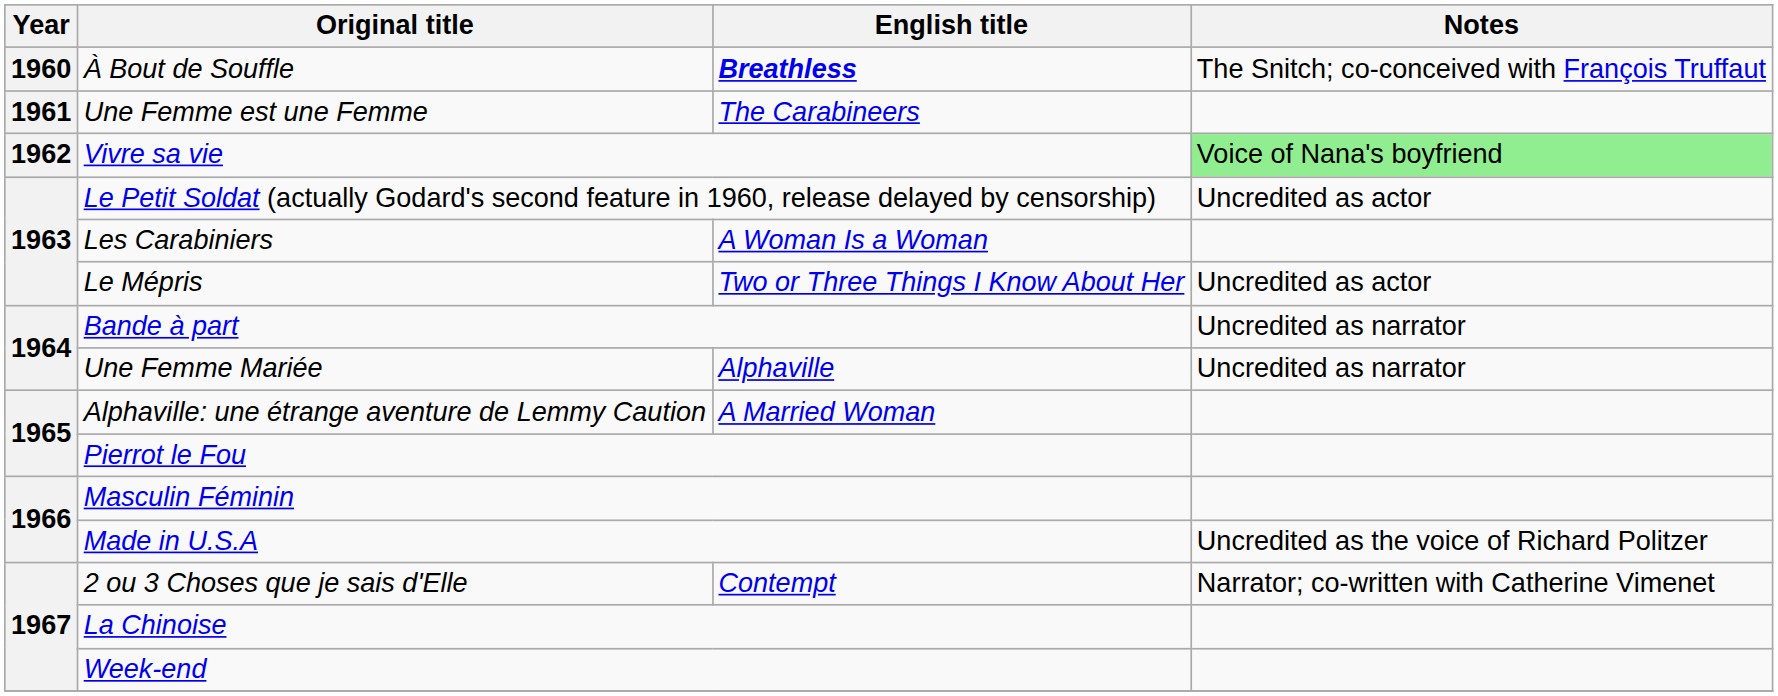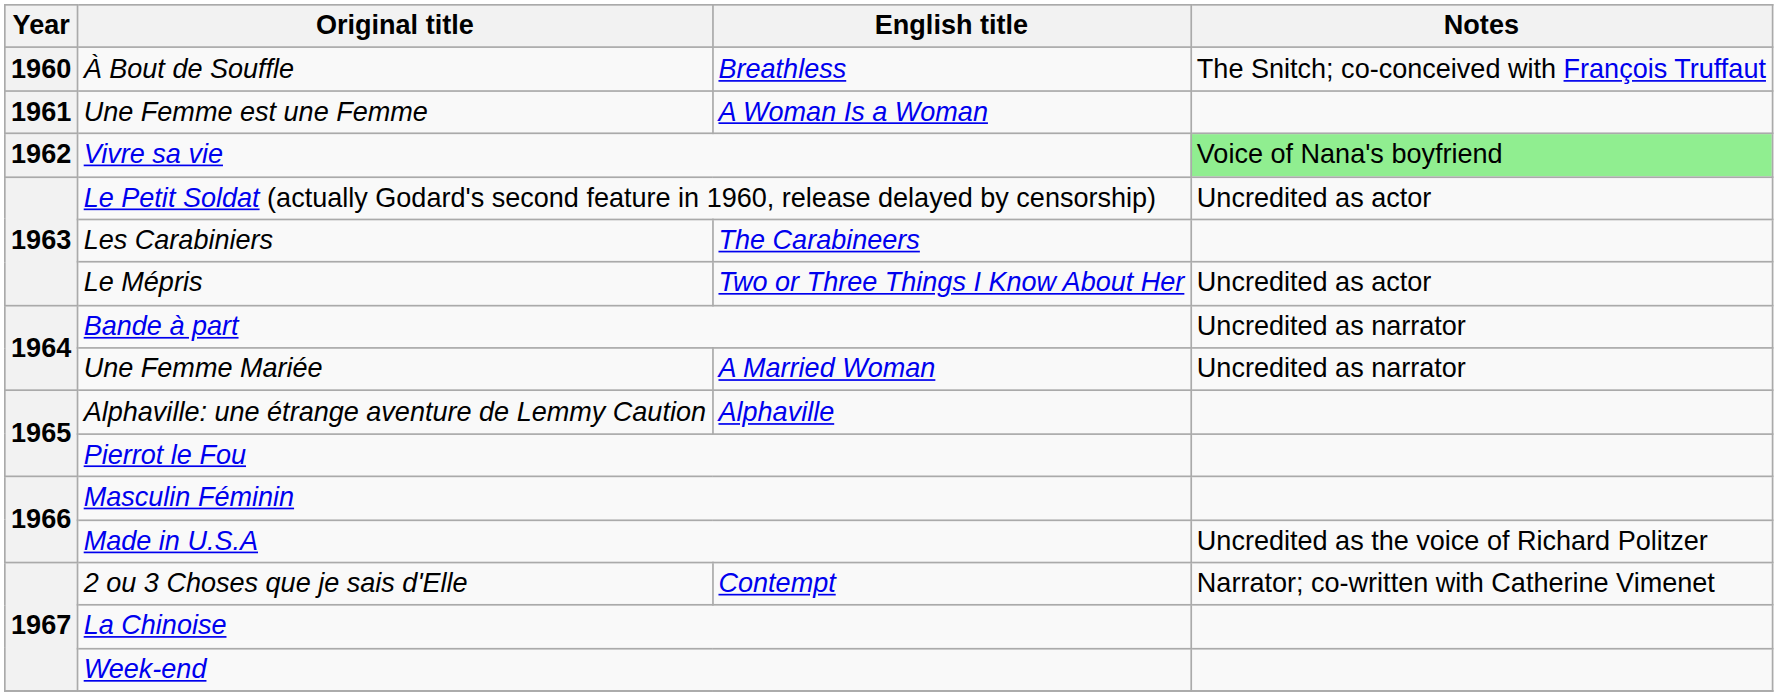(788, 68) bold -> (782, 68) normal
(819, 111) The Carabineers -> (853, 111) A Woman Is a Woman
(853, 240) A Woman Is a Woman -> (819, 240) The Carabineers
(776, 369) Alphaville -> (827, 369) A Married Woman
(827, 411) A Married Woman -> (776, 411) Alphaville
